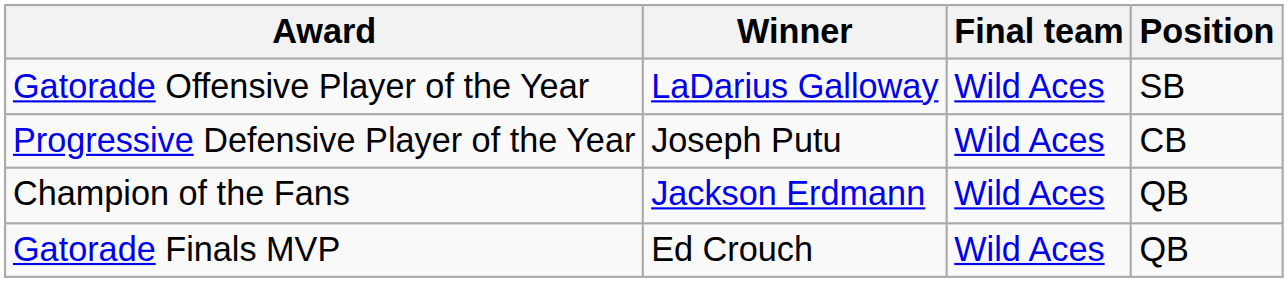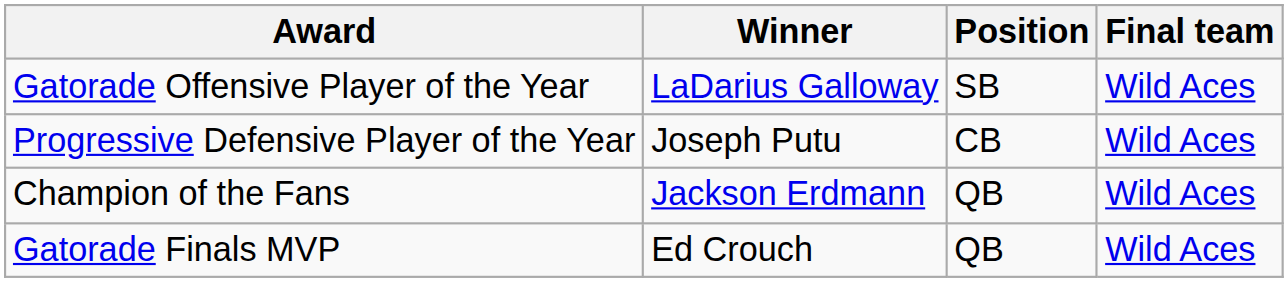columns swapped: (1207, 31) <-> (1039, 31)
